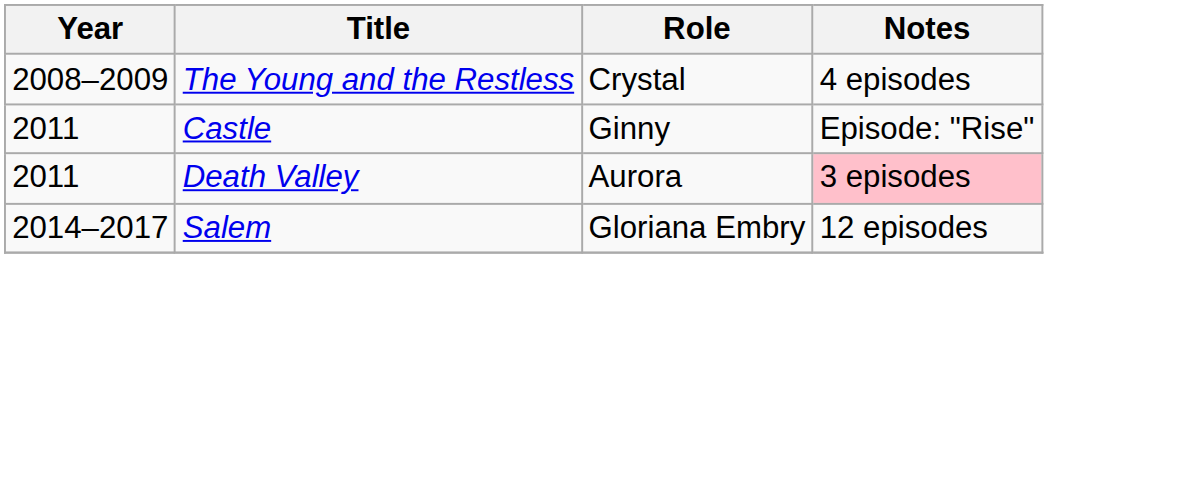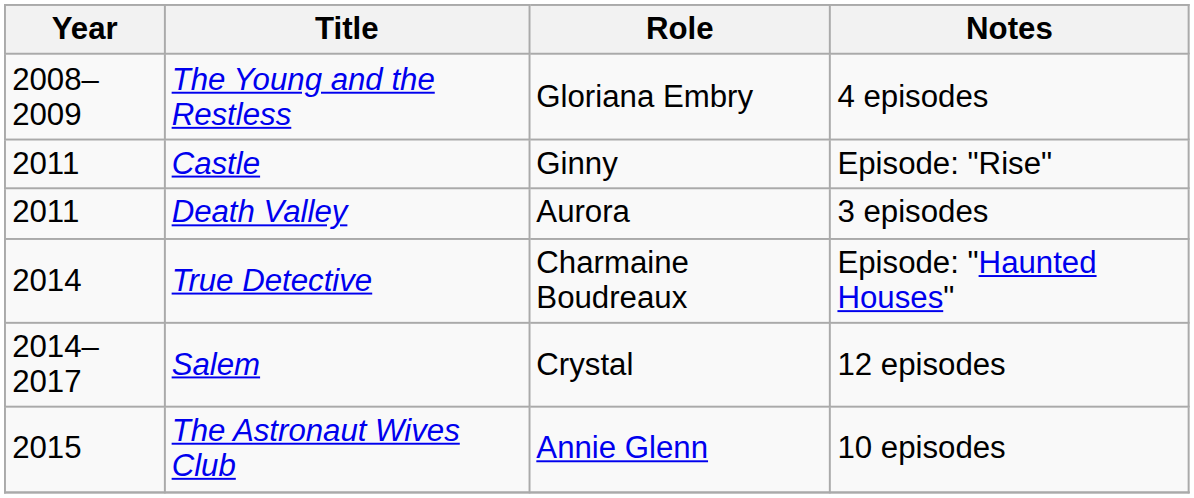(637, 78) Crystal -> (645, 96) Gloriana Embry
(895, 177) pink background -> (913, 212) no background
+ row: (272, 279)
(697, 227) Gloriana Embry -> (585, 364) Crystal
+ row: (316, 448)
